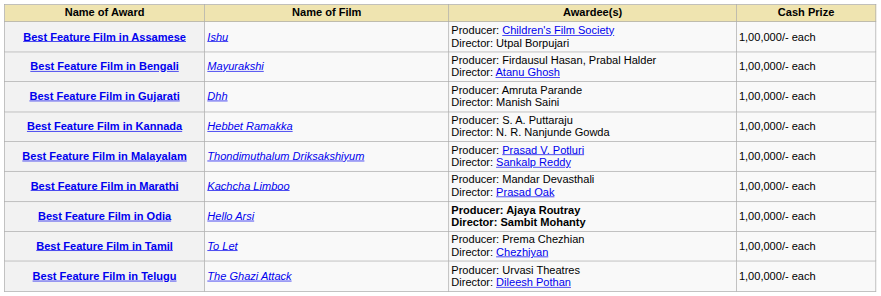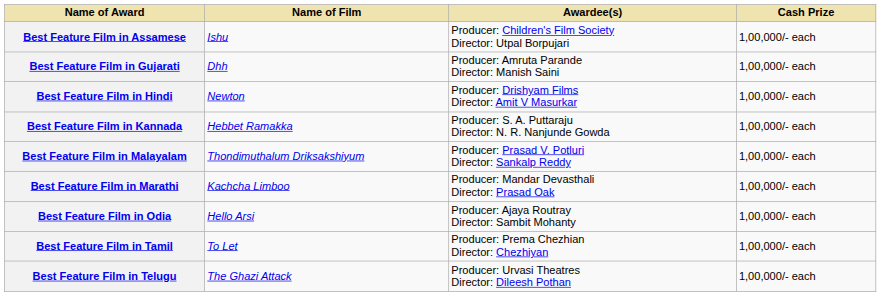- row: (105, 66)
+ row: (105, 96)
(518, 216) bold -> (514, 216) normal
